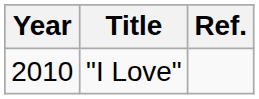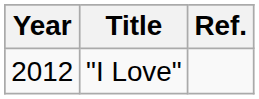(42, 70) 2010 -> (42, 70) 2012
